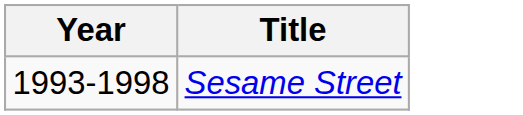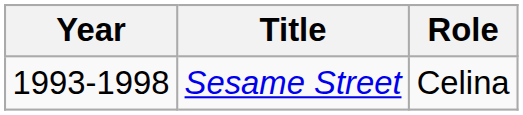+ column: (463, 30)
